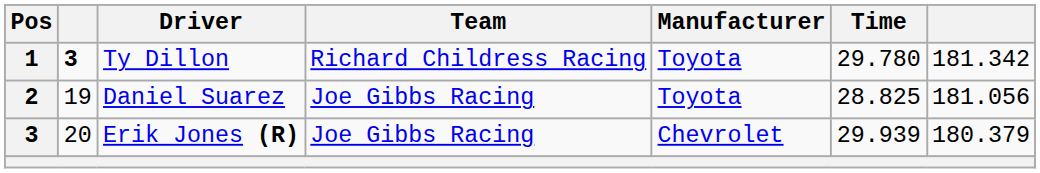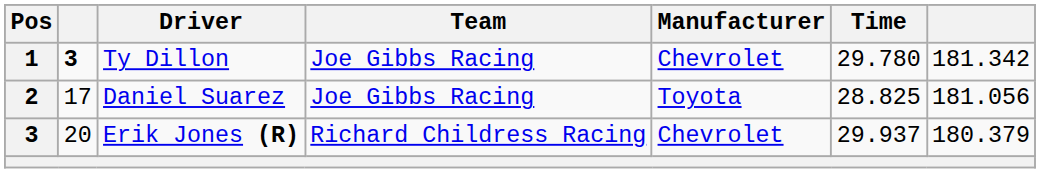(478, 62) Richard Childress Racing -> (422, 62) Joe Gibbs Racing
(700, 62) Toyota -> (721, 62) Chevrolet
(78, 99) 19 -> (78, 99) 17
(422, 137) Joe Gibbs Racing -> (478, 137) Richard Childress Racing
(879, 137) 29.939 -> (879, 137) 29.937
